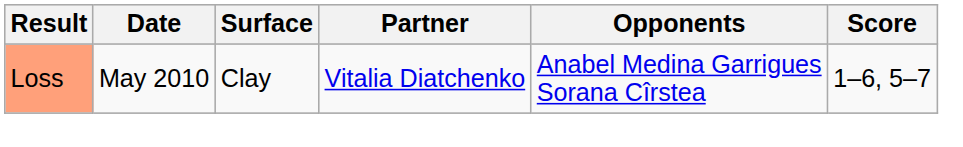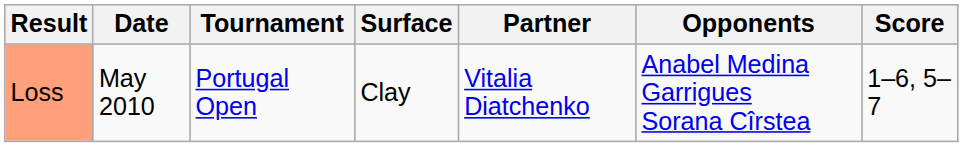+ column: (272, 24)
